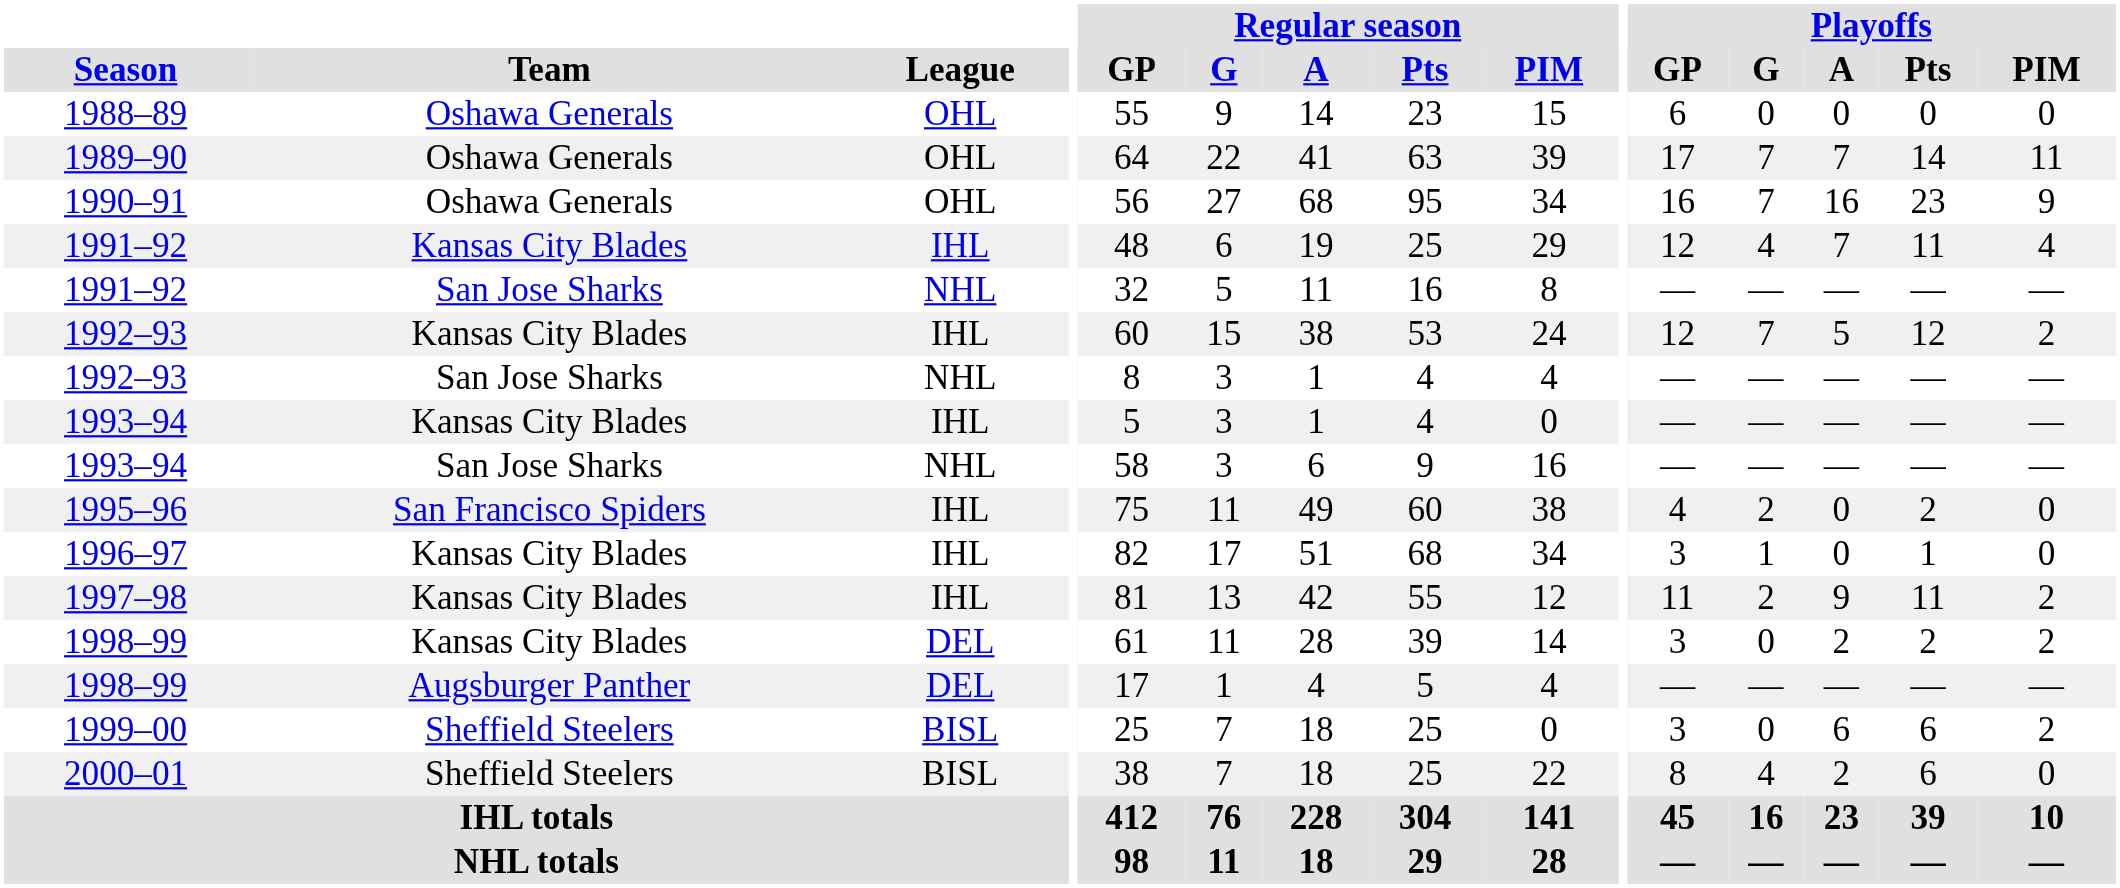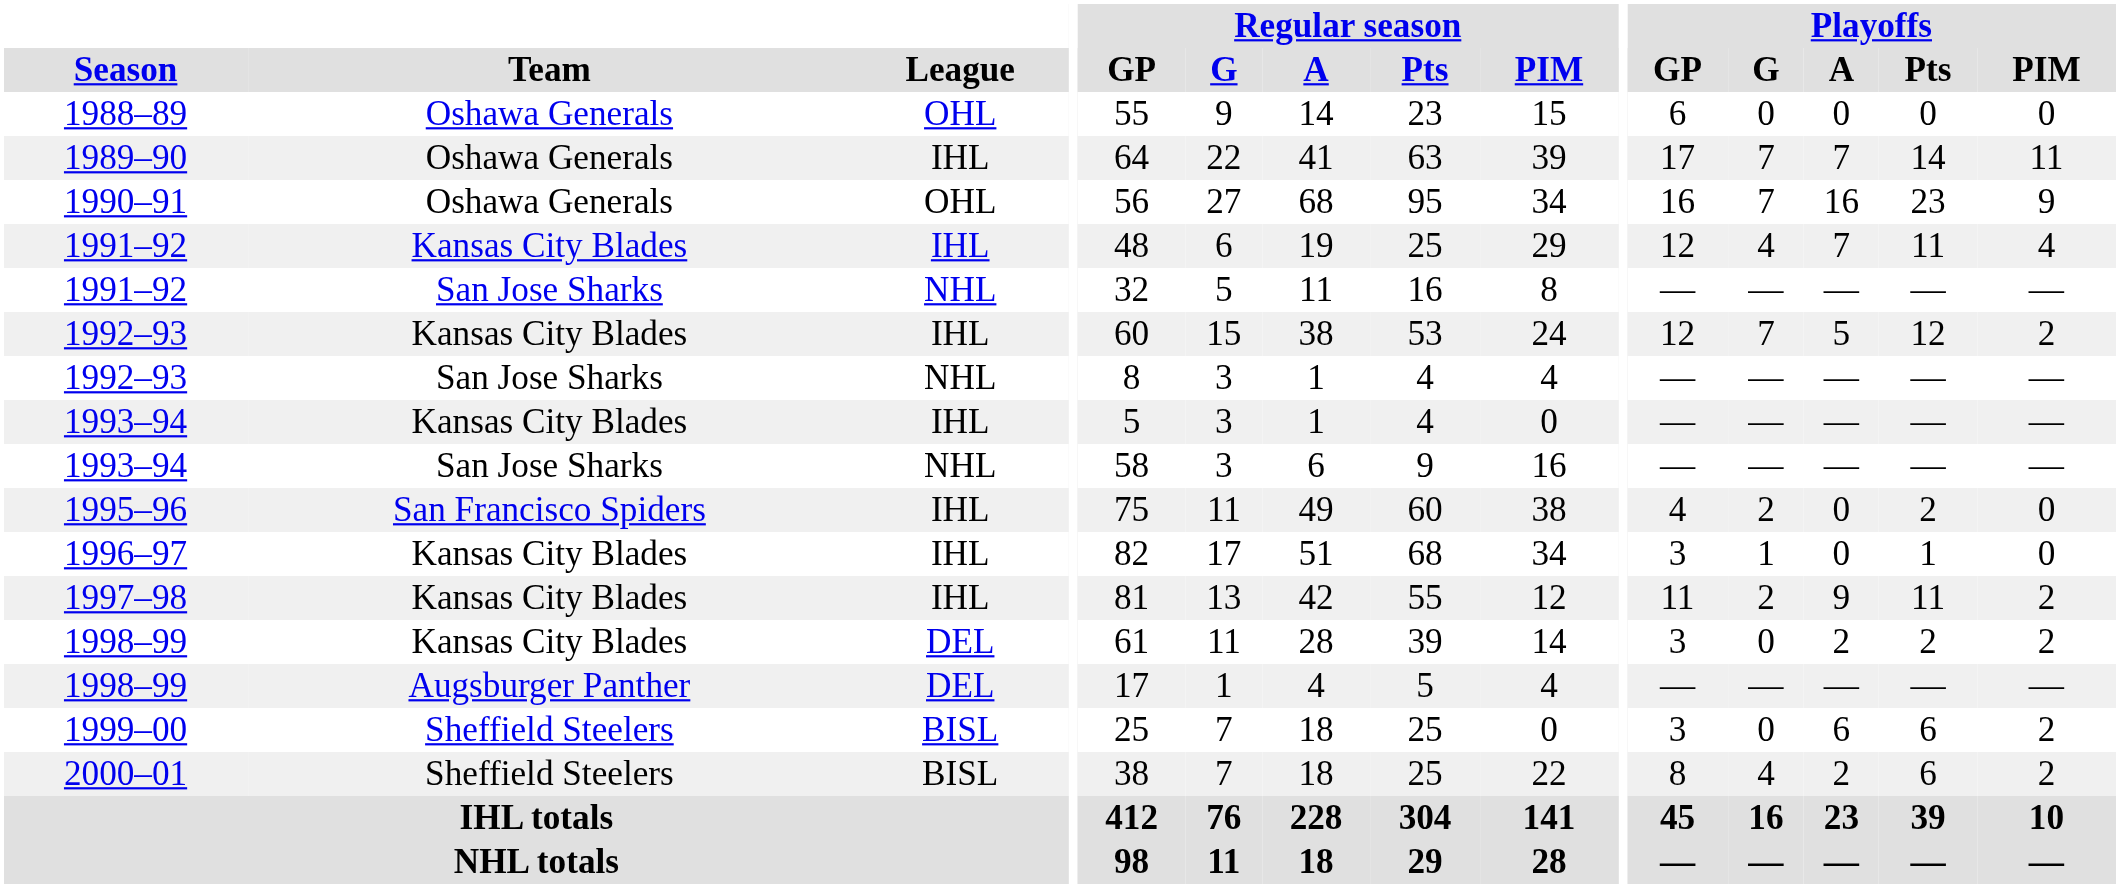(960, 157) OHL -> (960, 157) IHL
(2046, 773) 0 -> (2046, 773) 2
